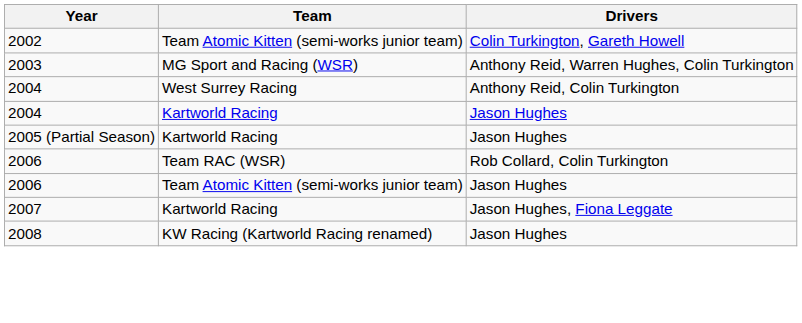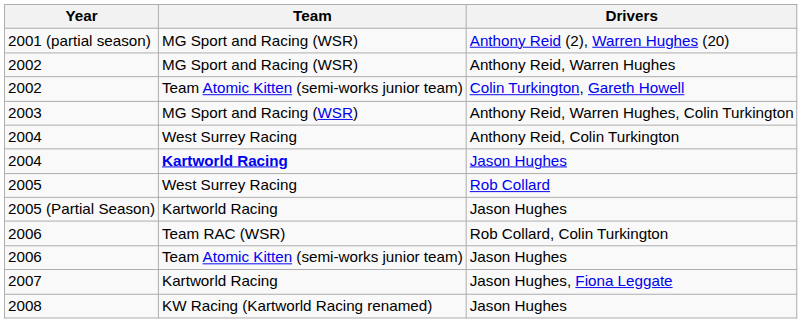+ row: (79, 40)
+ row: (25, 64)
(220, 112) normal -> (225, 161) bold
+ row: (25, 185)
